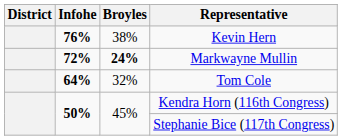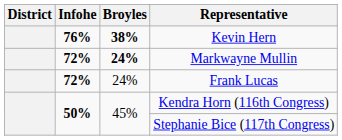(125, 37) normal -> (125, 37) bold
+ row: (244, 80)
- row: (244, 80)
